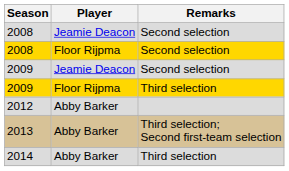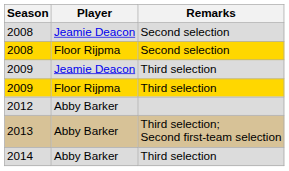(185, 69) Second selection -> (179, 69) Third selection
